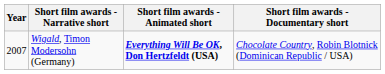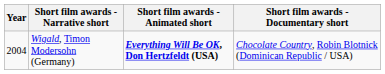(17, 50) 2007 -> (17, 50) 2004
